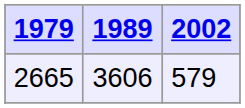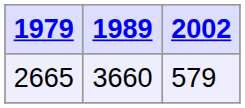(122, 78) 3606 -> (122, 78) 3660
